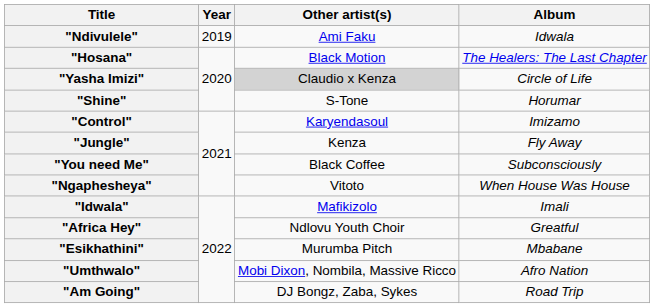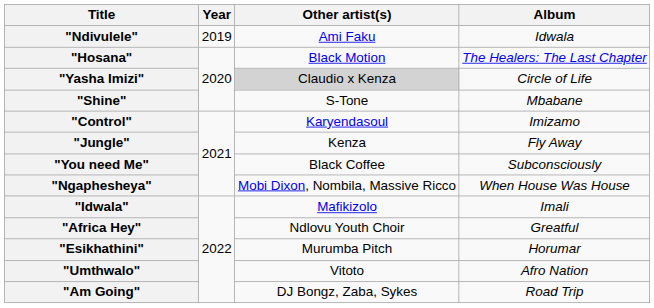(555, 100) Horumar -> (555, 100) Mbabane
(347, 185) Vitoto -> (347, 185) Mobi Dixon, Nombila, Massive Ricco
(555, 249) Mbabane -> (555, 249) Horumar
(347, 270) Mobi Dixon, Nombila, Massive Ricco -> (347, 270) Vitoto
